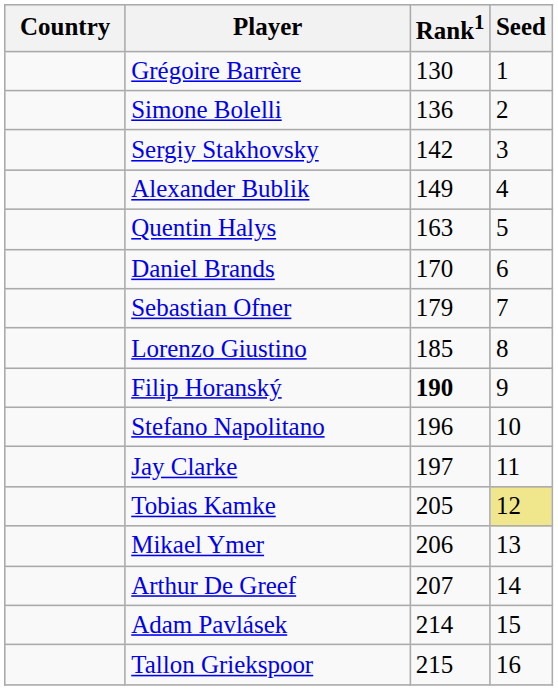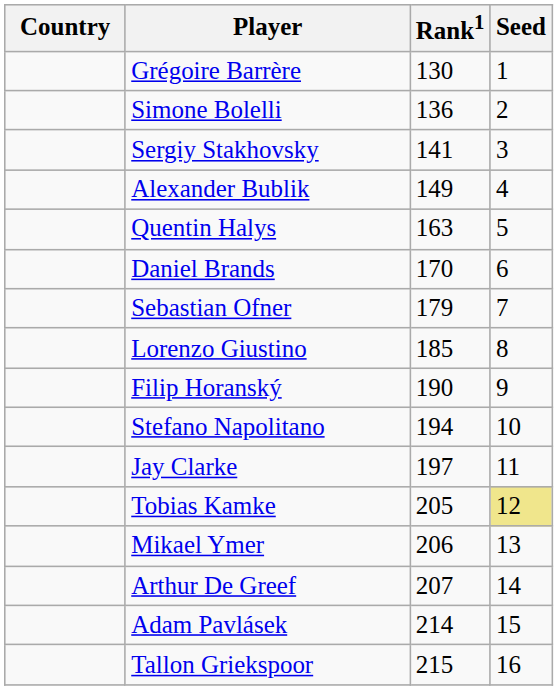(434, 149) 142 -> (434, 149) 141
(434, 387) bold -> (434, 387) normal
(434, 426) 196 -> (434, 426) 194
